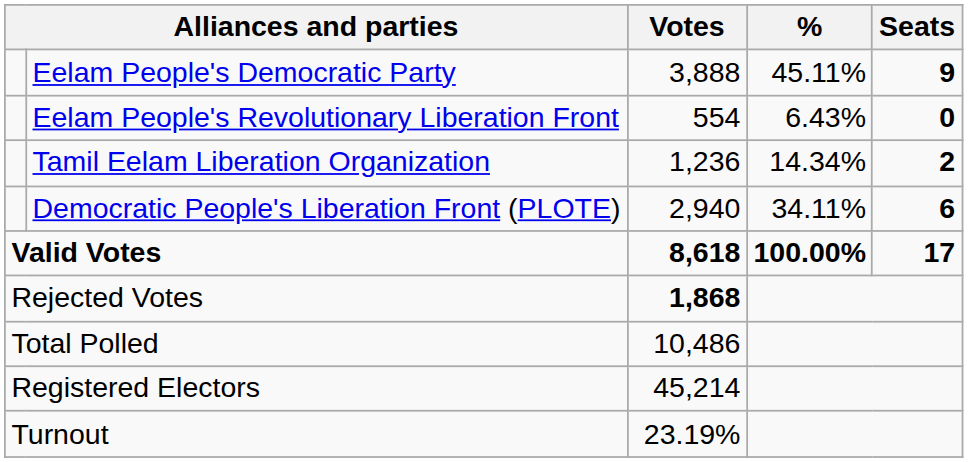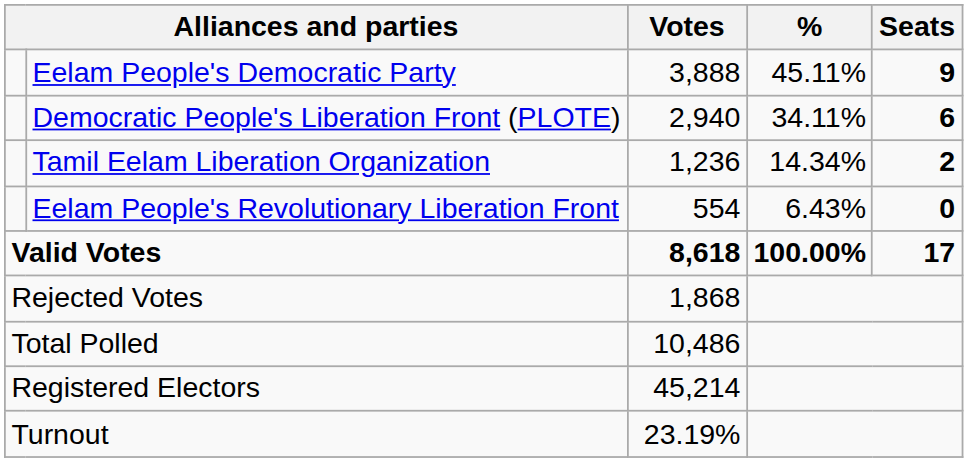rows swapped: (326, 207) <-> (326, 117)
(705, 298) bold -> (705, 298) normal
